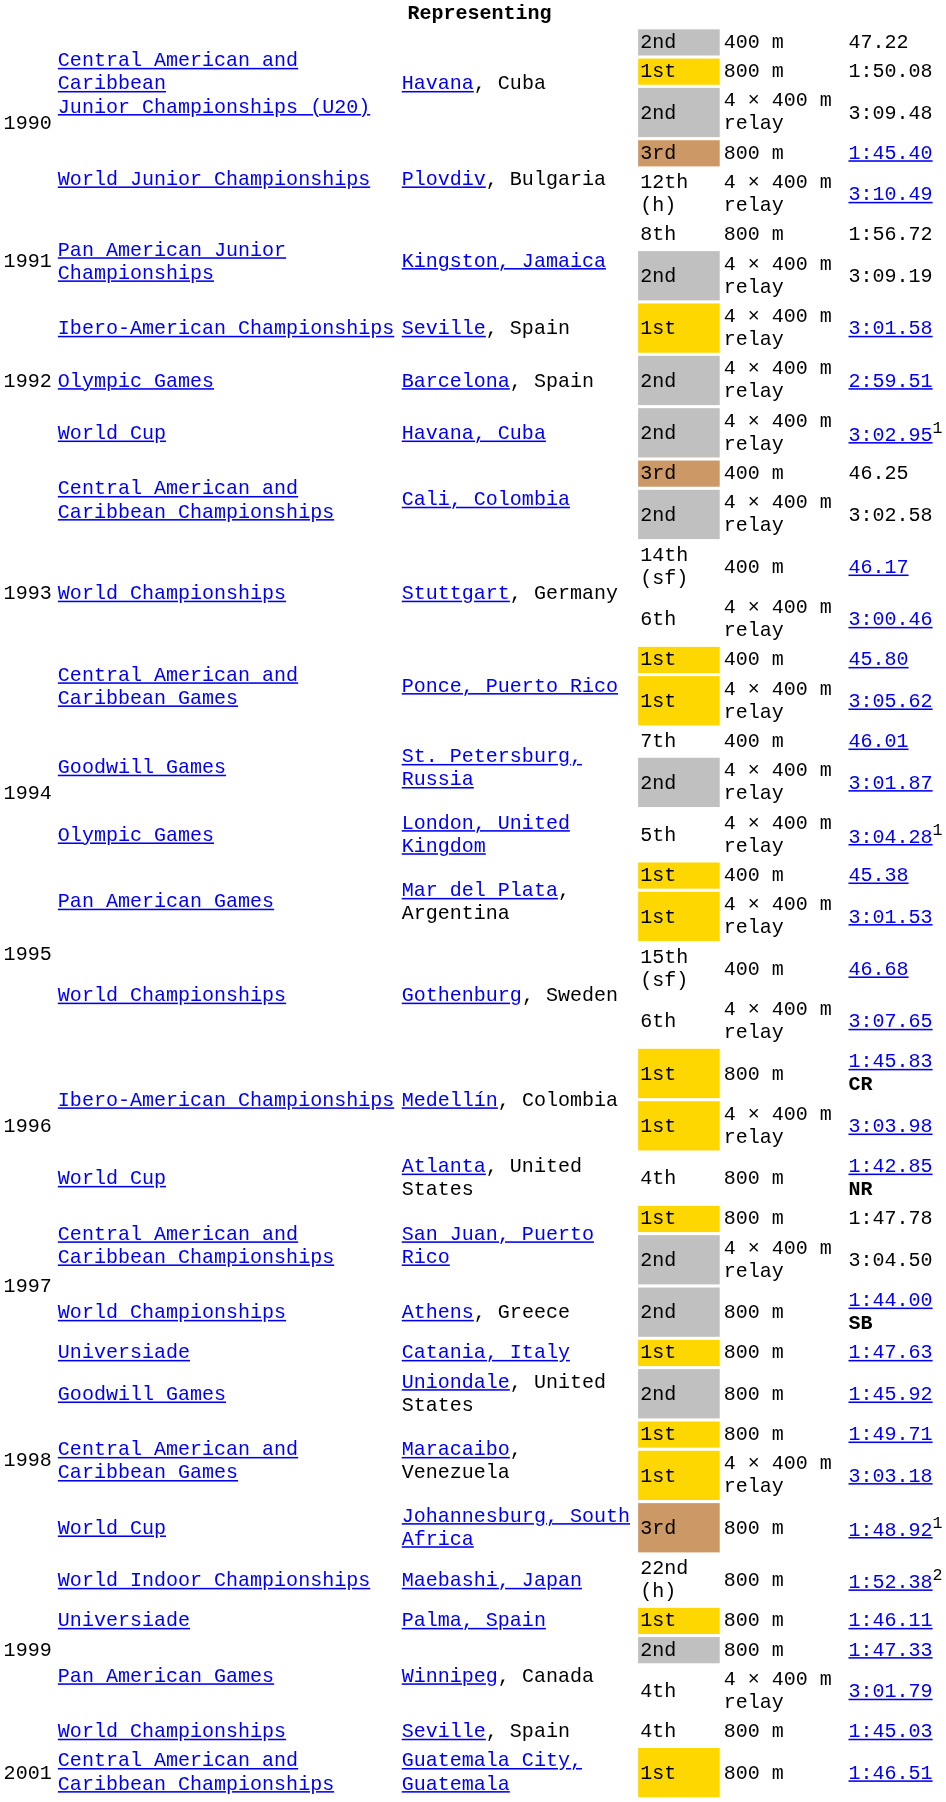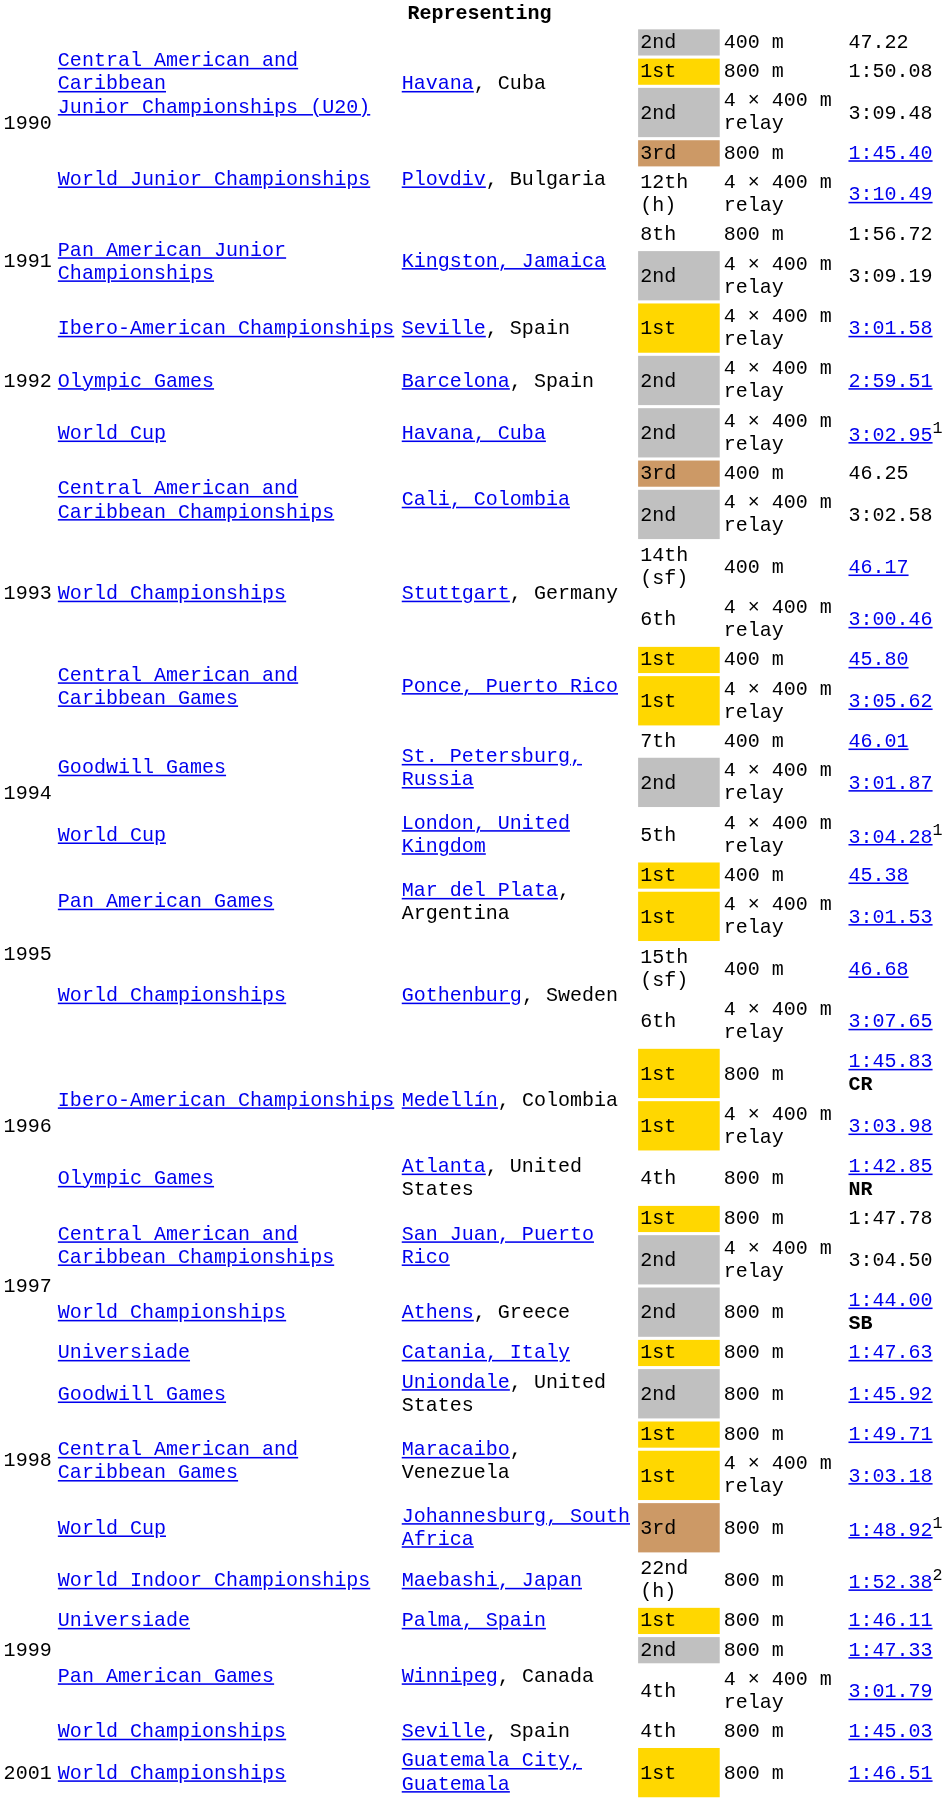(136, 835) Olympic Games -> (112, 835) World Cup
(112, 1178) World Cup -> (136, 1178) Olympic Games
(196, 1773) Central American and Caribbean Championships -> (172, 1773) World Championships
